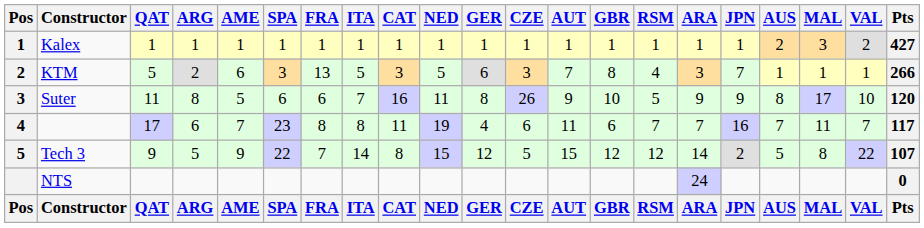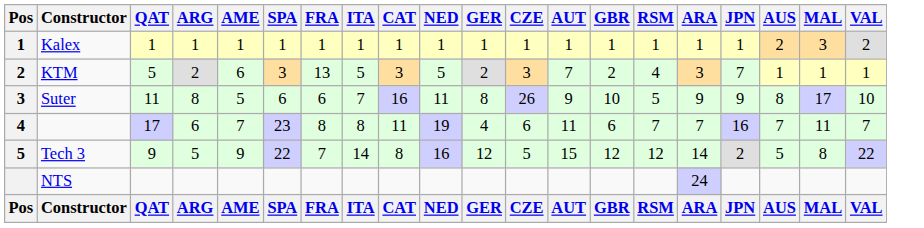- column: (903, 17)
(484, 71) 6 -> (484, 71) 2
(612, 71) 8 -> (612, 71) 2
(441, 153) 15 -> (441, 153) 16
